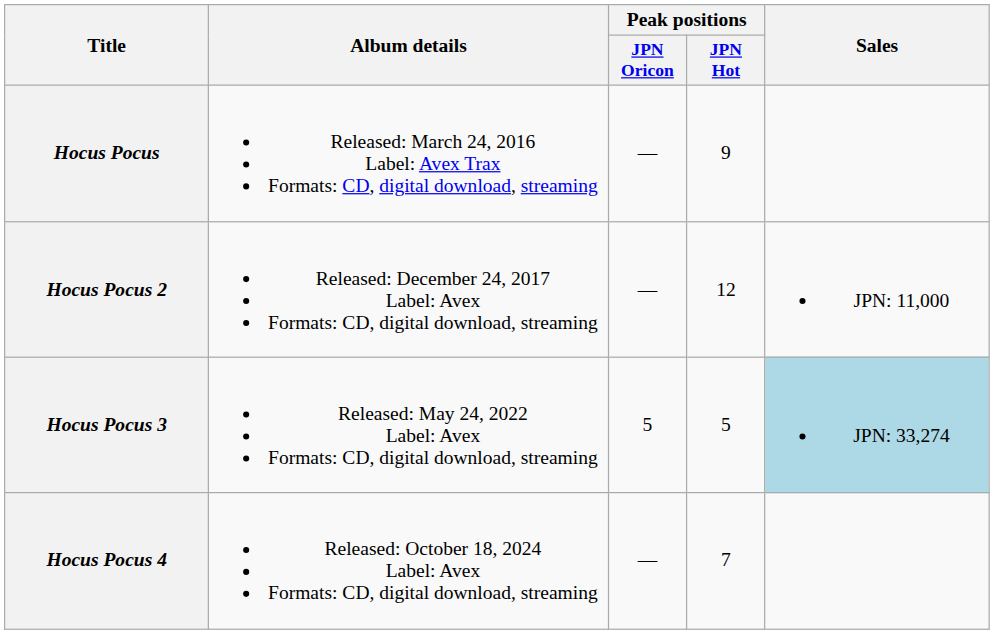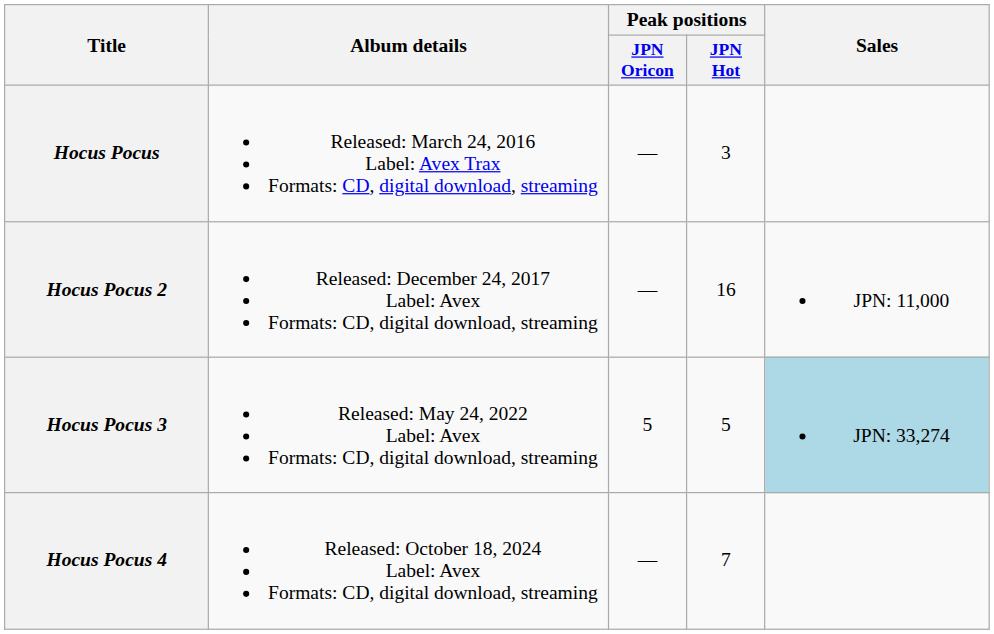(726, 153) 9 -> (726, 153) 3
(726, 288) 12 -> (726, 288) 16
